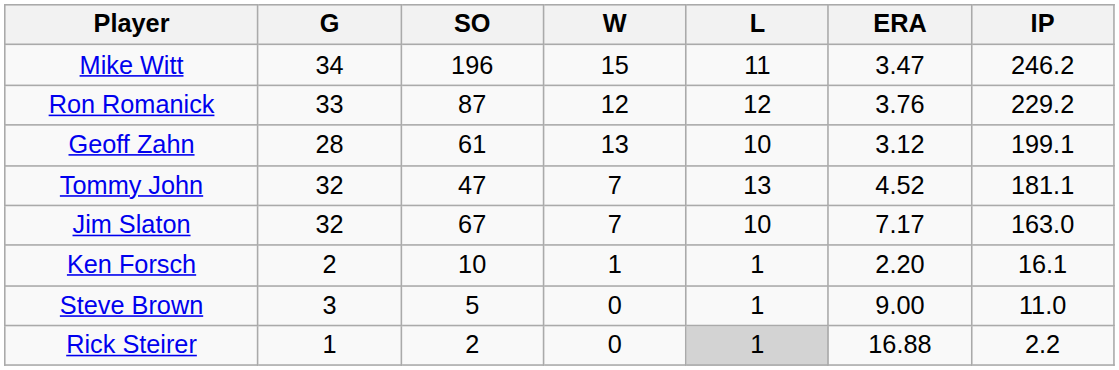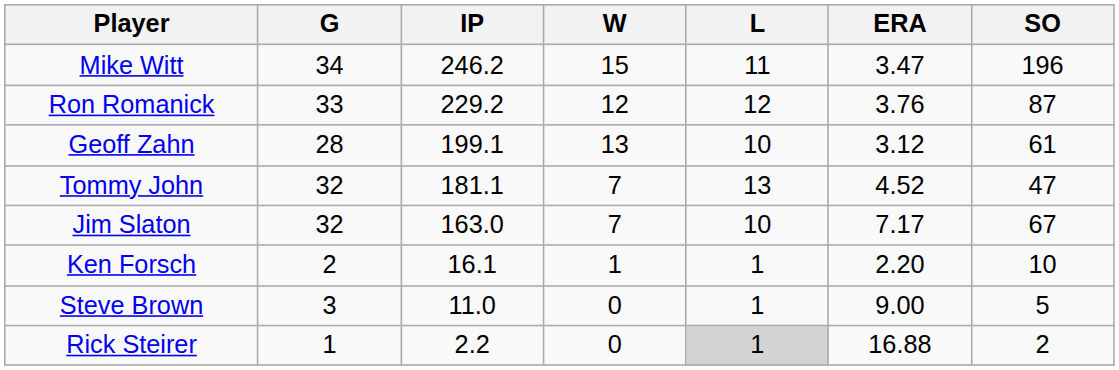columns swapped: (1043, 24) <-> (472, 24)
